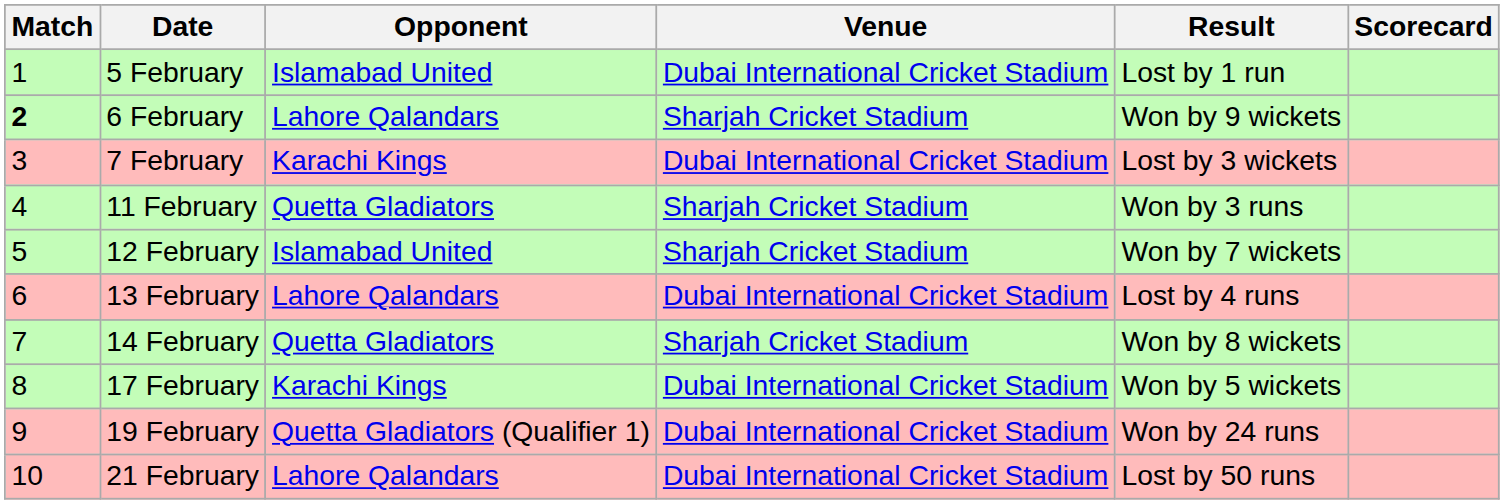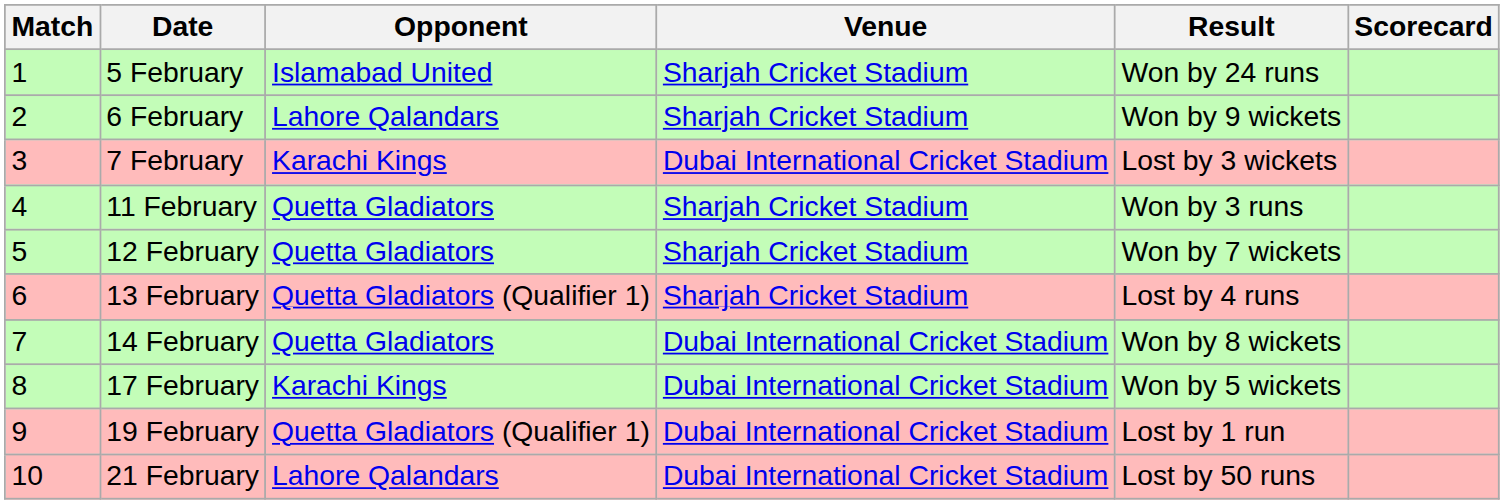(886, 71) Dubai International Cricket Stadium -> (816, 71) Sharjah Cricket Stadium
(1203, 71) Lost by 1 run -> (1220, 71) Won by 24 runs
(19, 116) bold -> (19, 116) normal
(382, 251) Islamabad United -> (383, 251) Quetta Gladiators
(385, 296) Lahore Qalandars -> (461, 296) Quetta Gladiators (Qualifier 1)
(886, 296) Dubai International Cricket Stadium -> (816, 296) Sharjah Cricket Stadium
(816, 341) Sharjah Cricket Stadium -> (886, 341) Dubai International Cricket Stadium
(1220, 431) Won by 24 runs -> (1203, 431) Lost by 1 run
